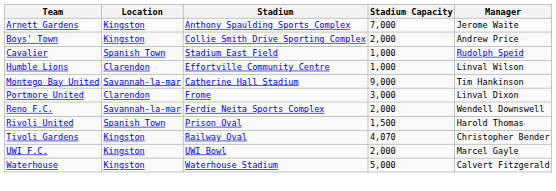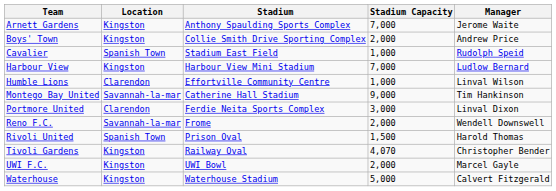+ row: (37, 67)
(198, 95) Frome -> (255, 109) Ferdie Neita Sports Complex
(255, 109) Ferdie Neita Sports Complex -> (198, 123) Frome
